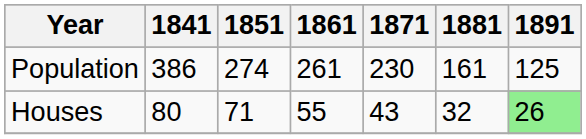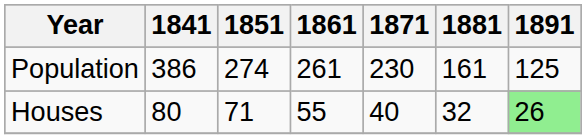(384, 111) 43 -> (384, 111) 40
